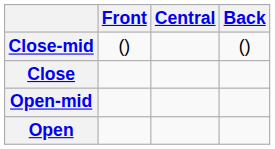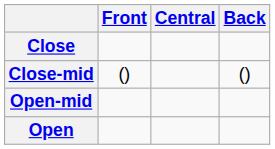rows swapped: (51, 74) <-> (51, 46)
